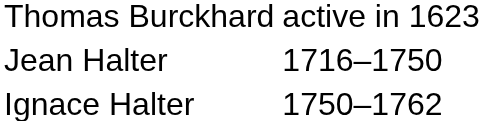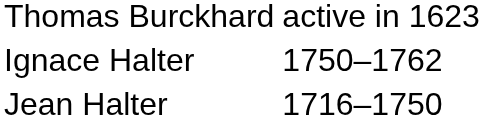rows swapped: (86, 60) <-> (99, 104)
